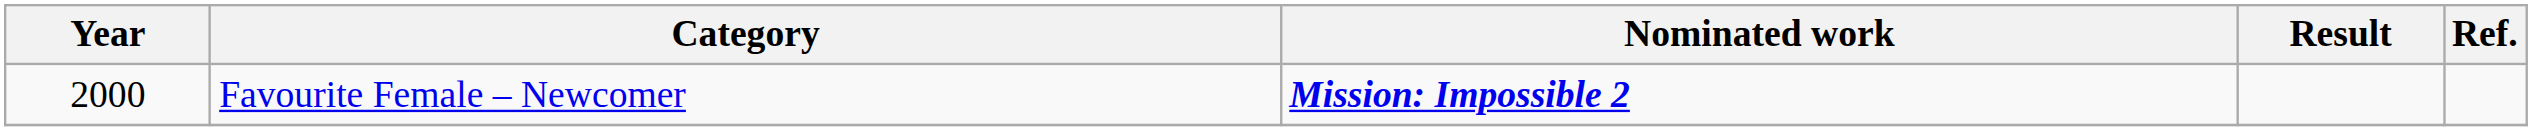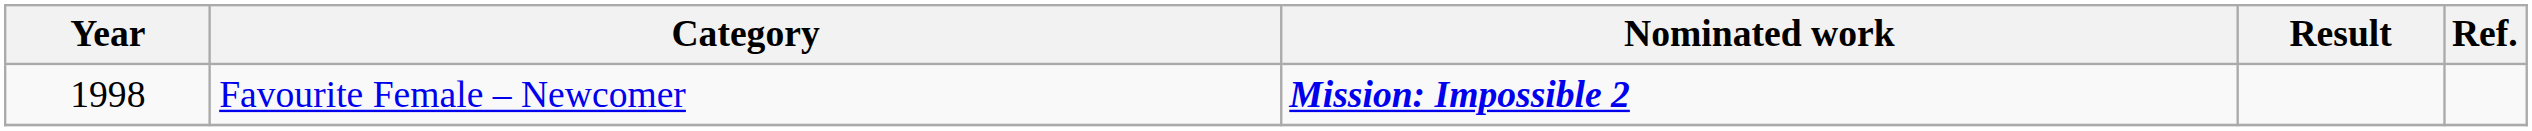(108, 93) 2000 -> (108, 93) 1998
